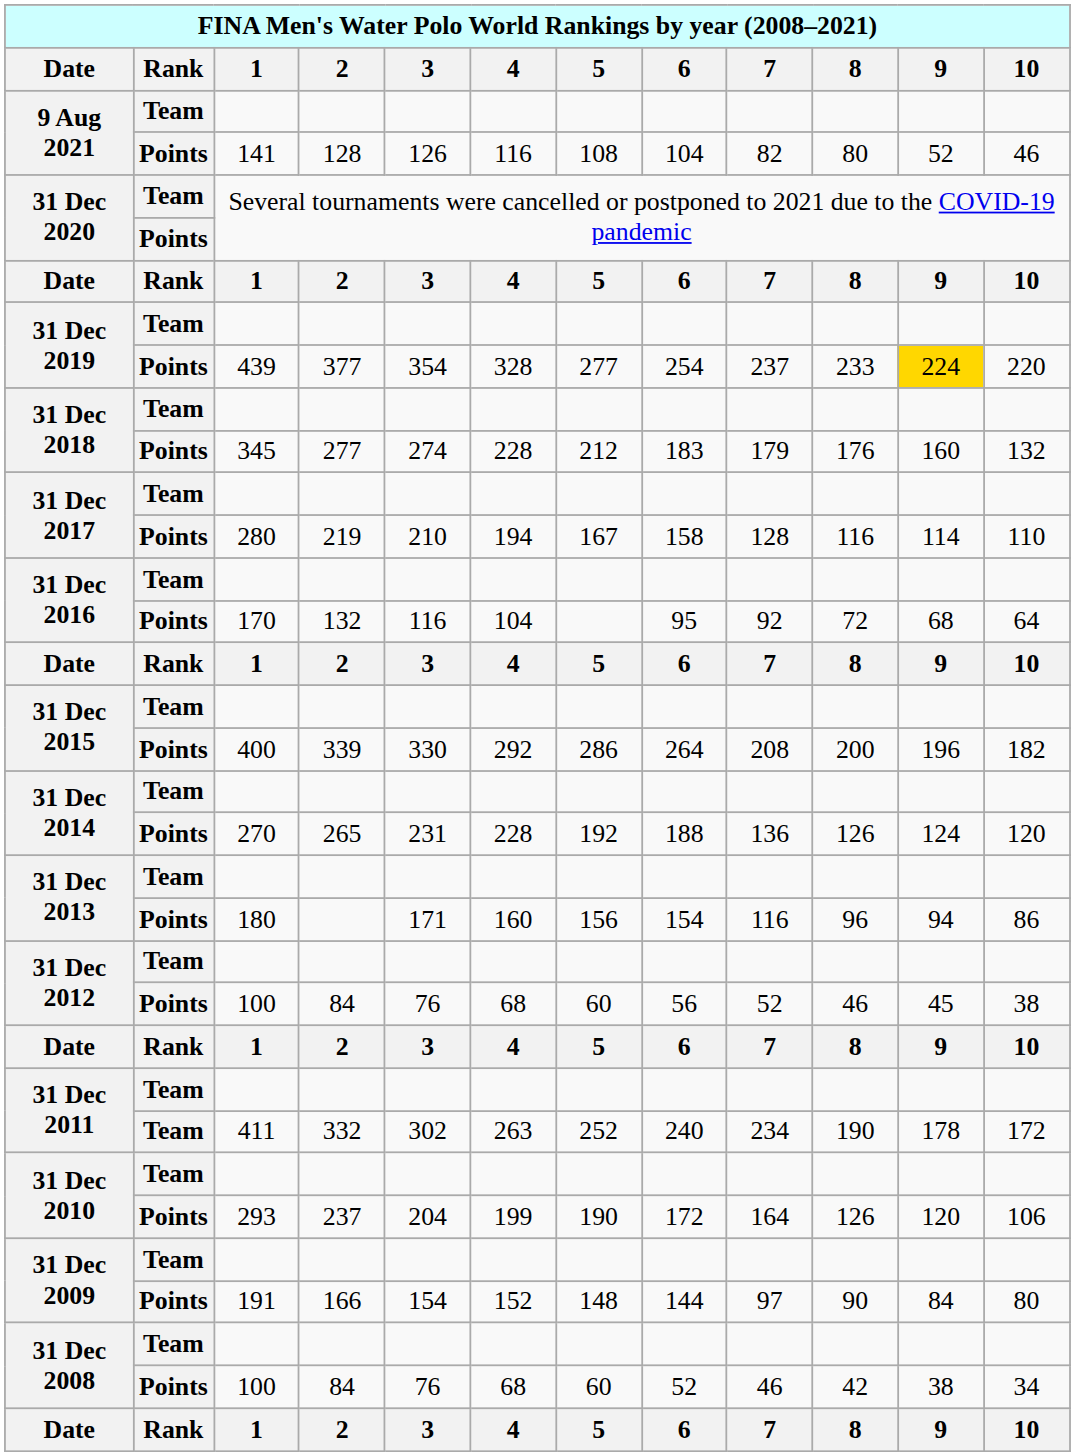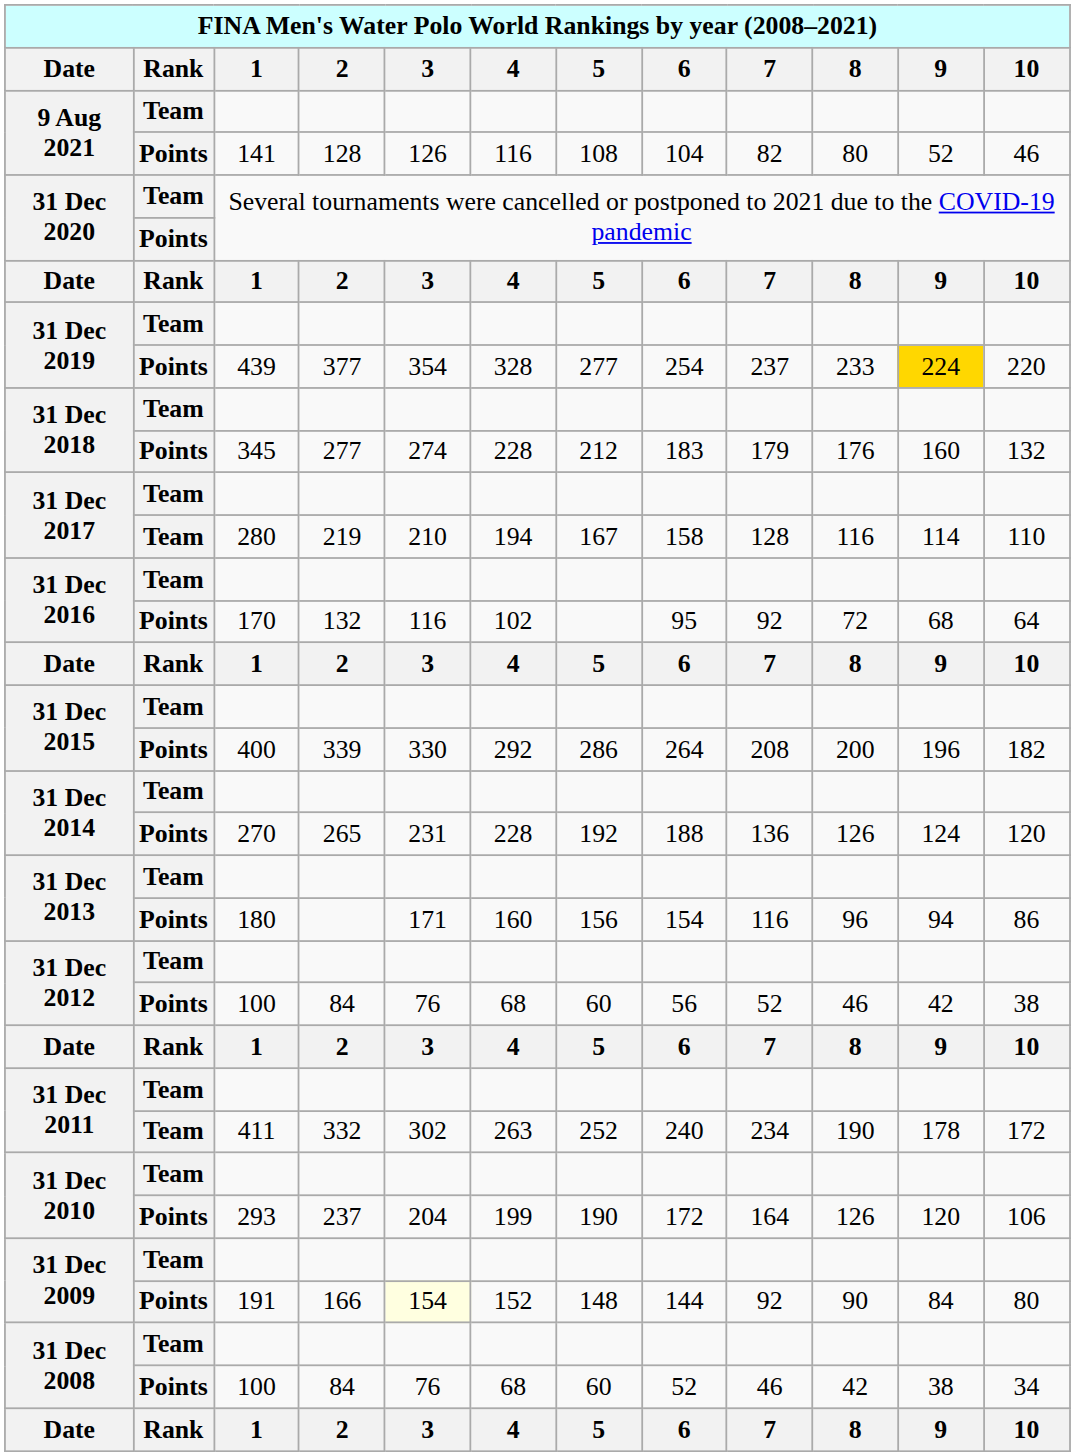(173, 536) Points -> (173, 536) Team
(513, 621) 104 -> (513, 621) 102
(941, 1003) 45 -> (941, 1003) 42
(428, 1301) no background -> (428, 1301) lightyellow background
(770, 1301) 97 -> (770, 1301) 92
